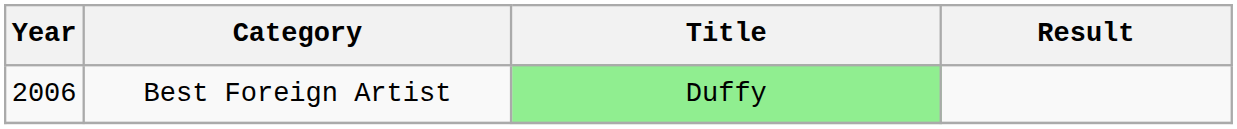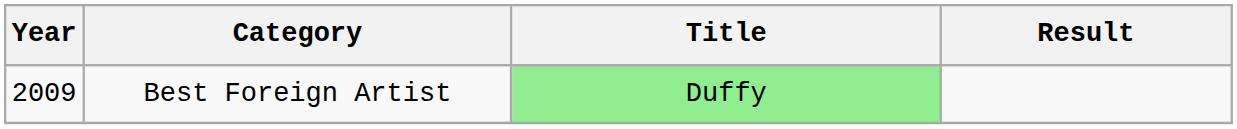(44, 94) 2006 -> (44, 94) 2009
